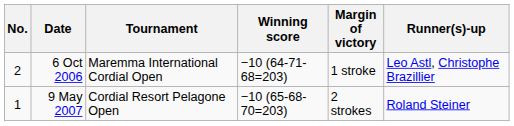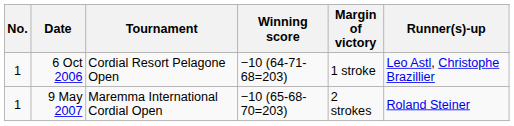(17, 70) 2 -> (17, 70) 1
(153, 70) Maremma International Cordial Open -> (157, 70) Cordial Resort Pelagone Open
(157, 104) Cordial Resort Pelagone Open -> (153, 104) Maremma International Cordial Open
